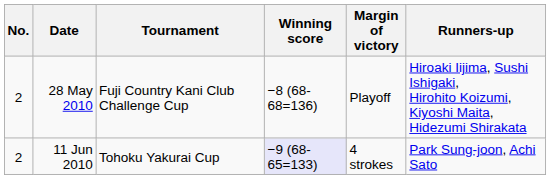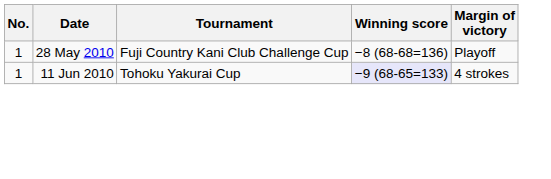- column: (476, 30)
(18, 97) 2 -> (18, 52) 1
(18, 157) 2 -> (18, 73) 1
